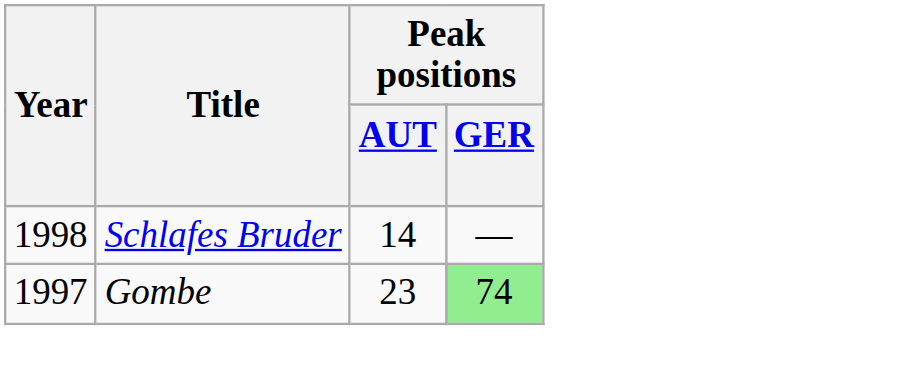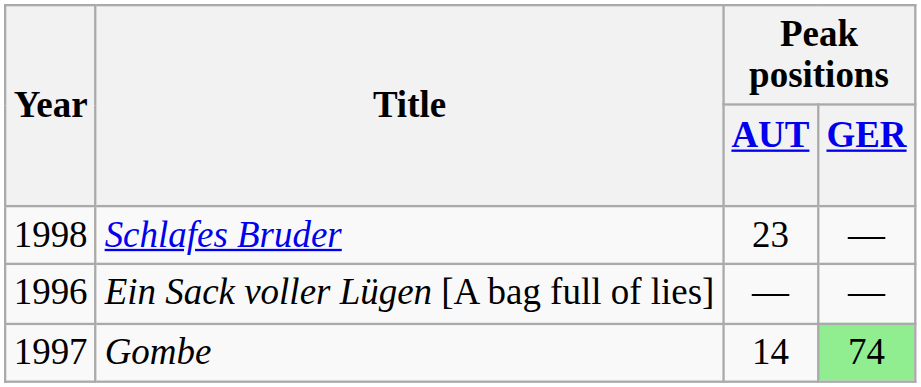(398, 234) 14 -> (770, 234) 23
+ row: (409, 292)
(398, 292) 23 -> (770, 351) 14
